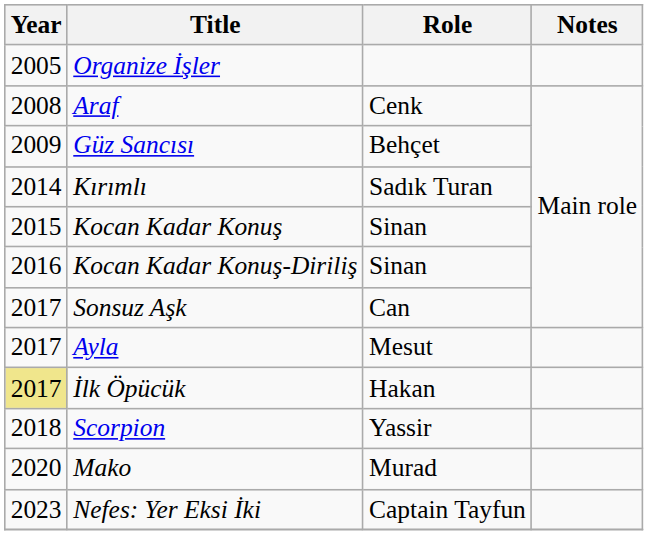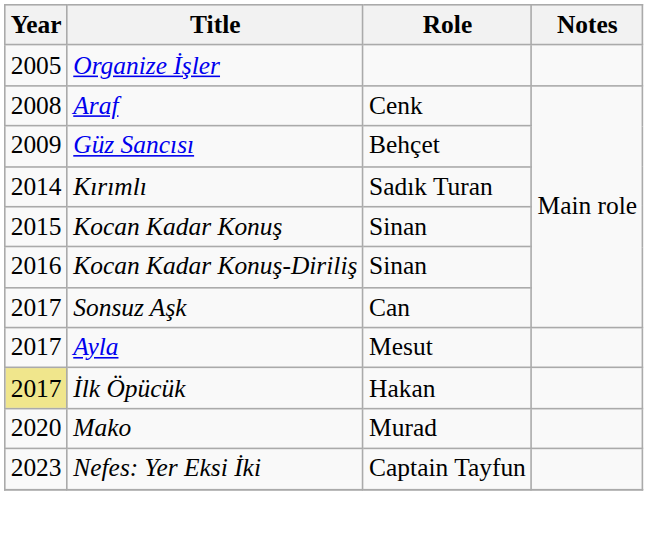- row: (119, 428)
